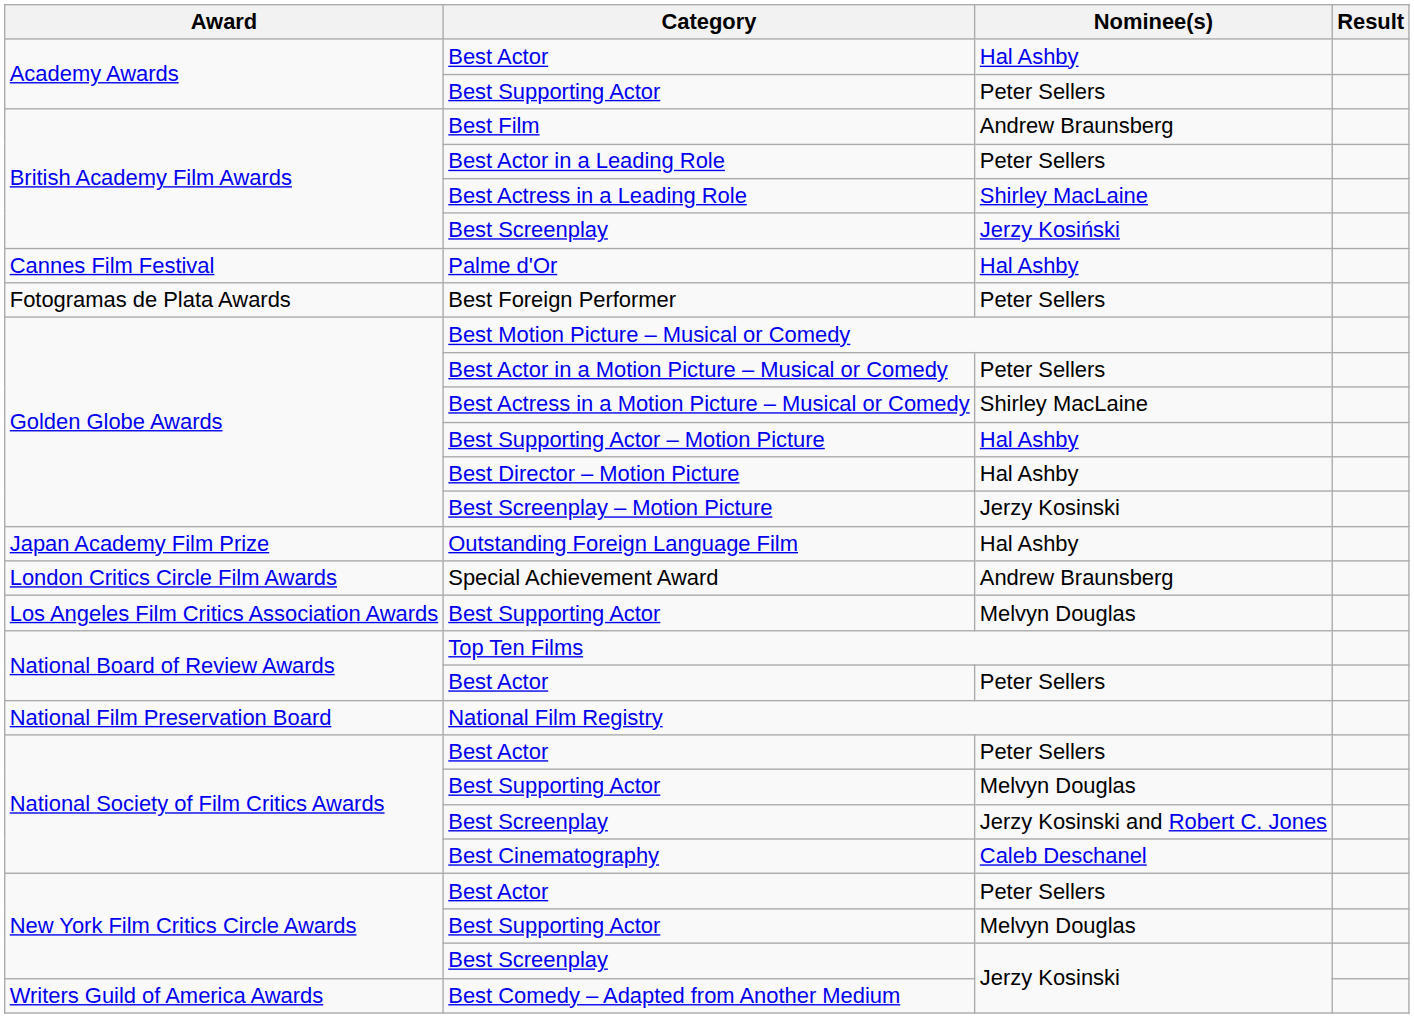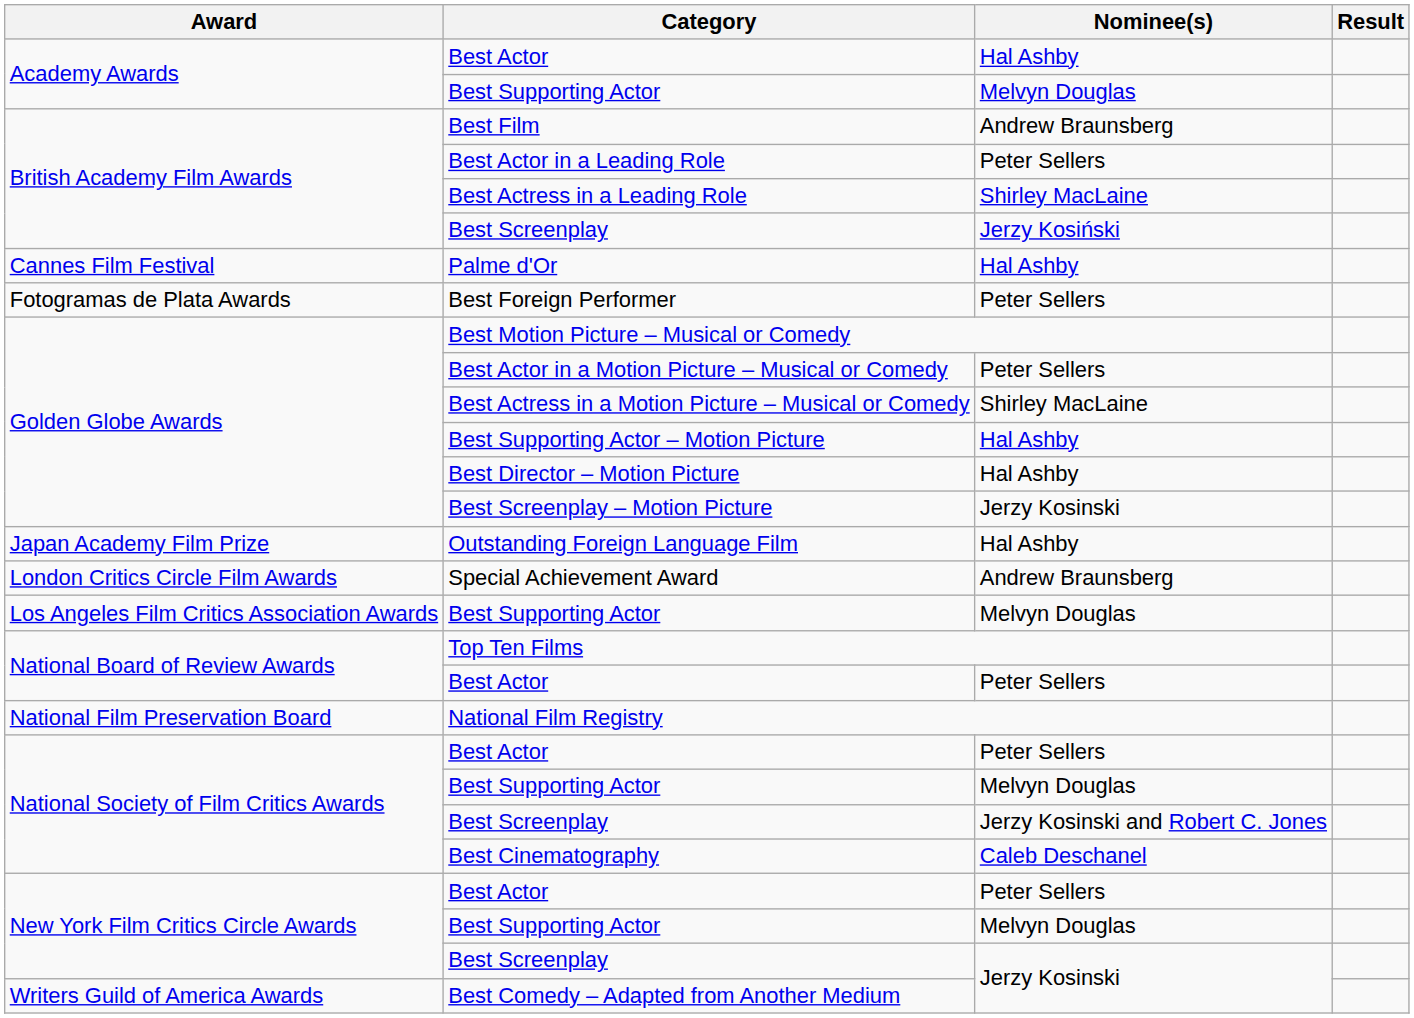(1043, 91) Peter Sellers -> (1058, 91) Melvyn Douglas
